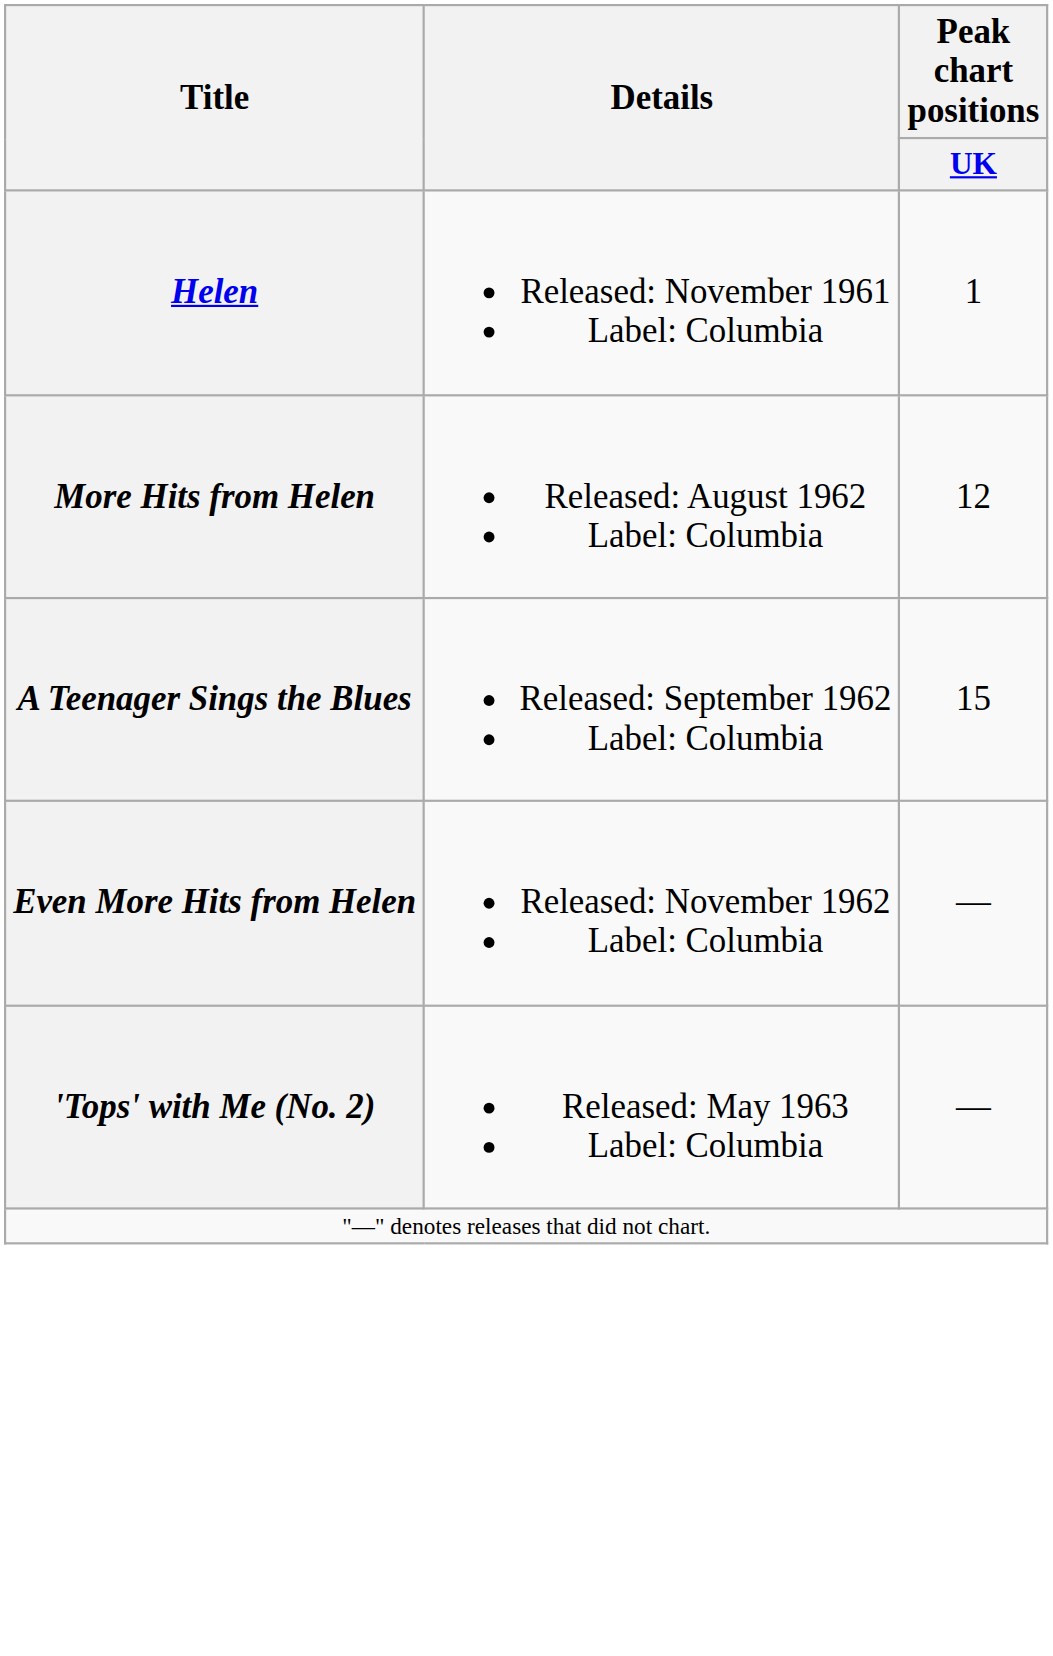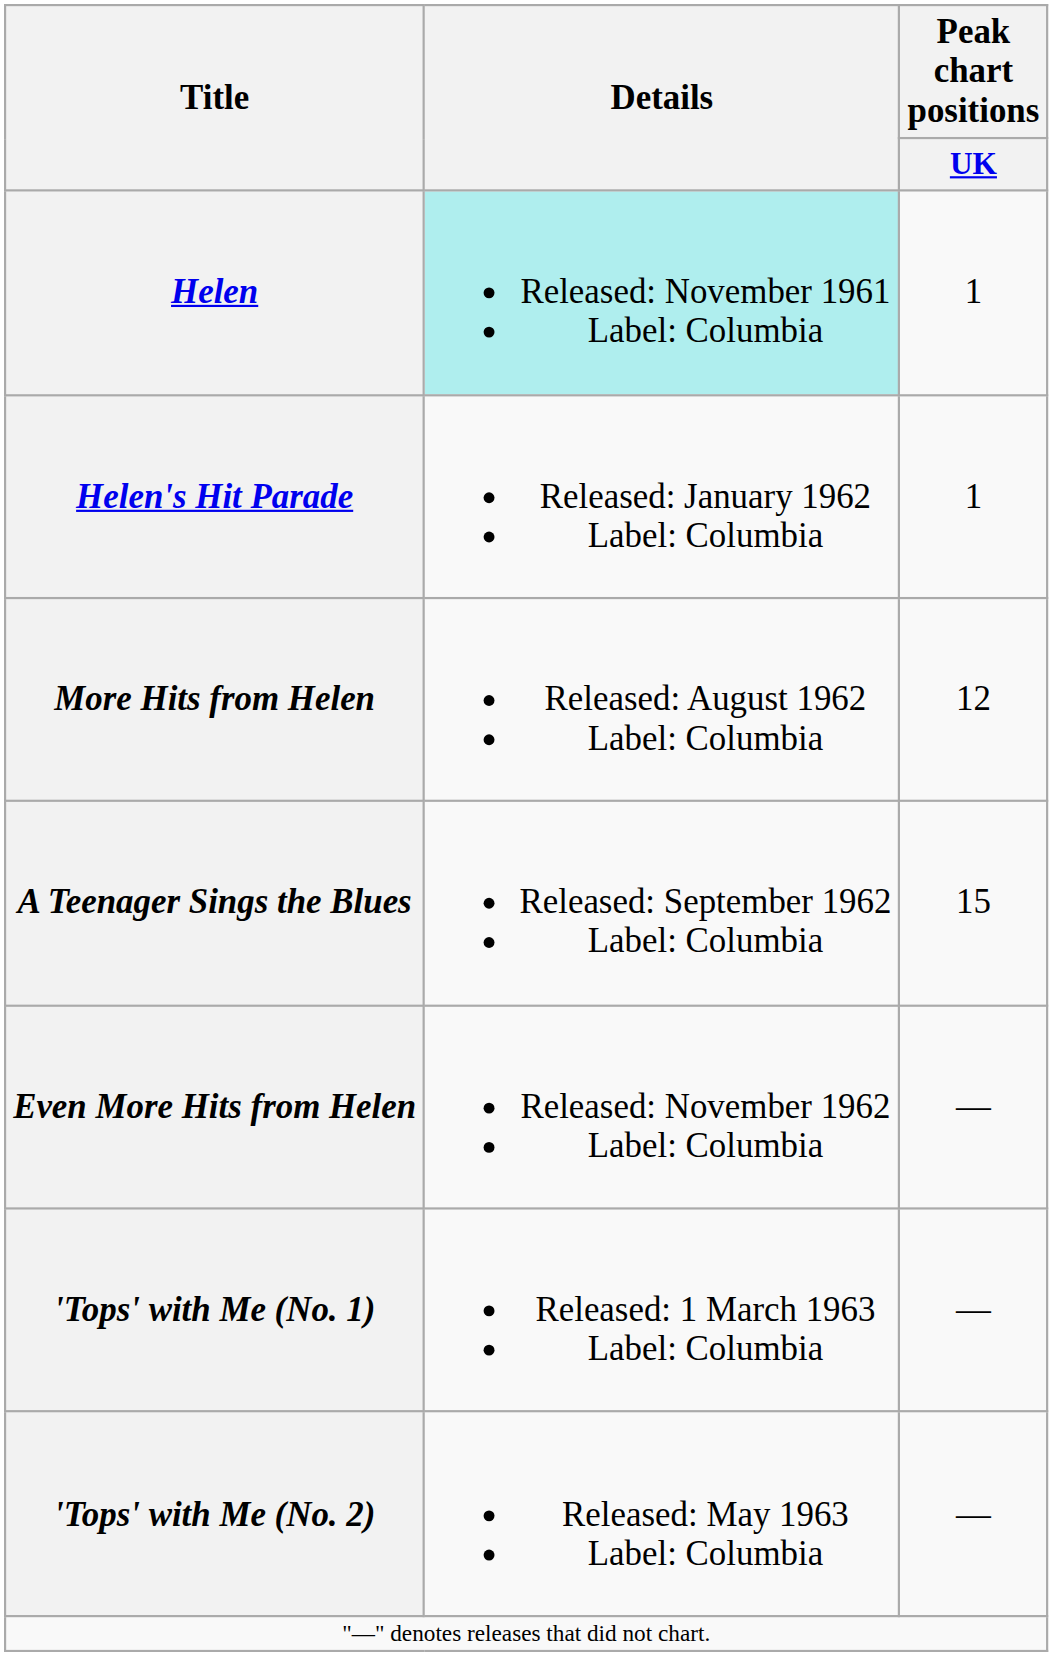(662, 312) no background -> (662, 312) paleturquoise background
+ row: (215, 495)
+ row: (215, 1309)
